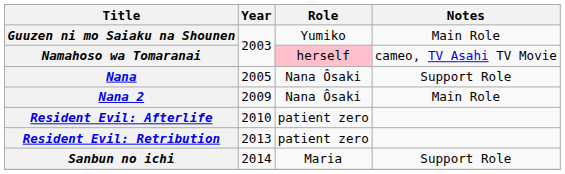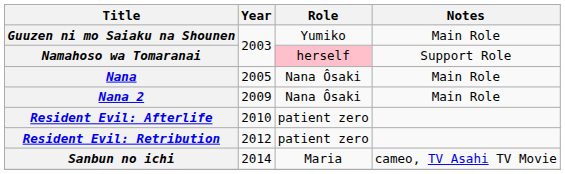(466, 56) cameo, TV Asahi TV Movie -> (466, 56) Support Role
(466, 76) Support Role -> (466, 76) Main Role
(256, 138) 2013 -> (256, 138) 2012
(466, 159) Support Role -> (466, 159) cameo, TV Asahi TV Movie
